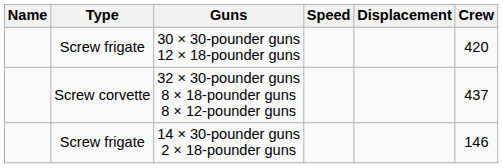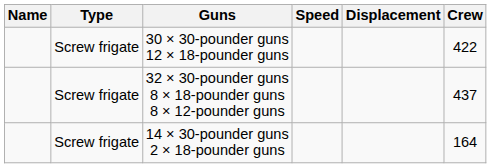(476, 47) 420 -> (465, 47) 422
(102, 94) Screw corvette -> (97, 94) Screw frigate
(476, 142) 146 -> (465, 142) 164
